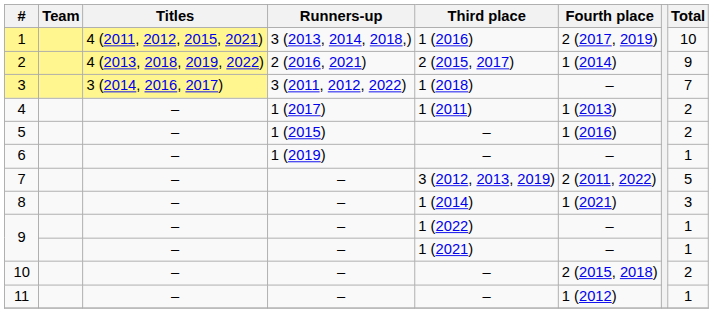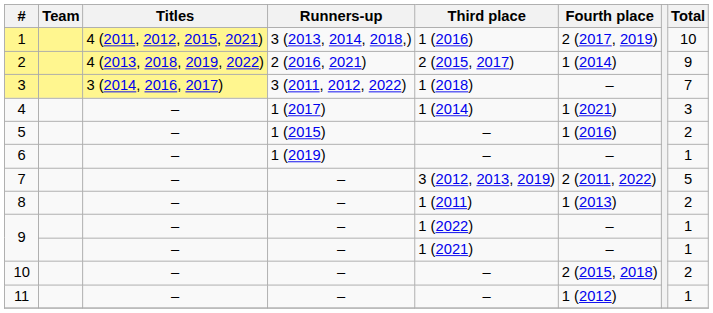(445, 109) 1 (2011) -> (446, 109) 1 (2014)
(589, 109) 1 (2013) -> (589, 109) 1 (2021)
(688, 109) 2 -> (688, 109) 3
(446, 202) 1 (2014) -> (445, 202) 1 (2011)
(589, 202) 1 (2021) -> (589, 202) 1 (2013)
(688, 202) 3 -> (688, 202) 2
